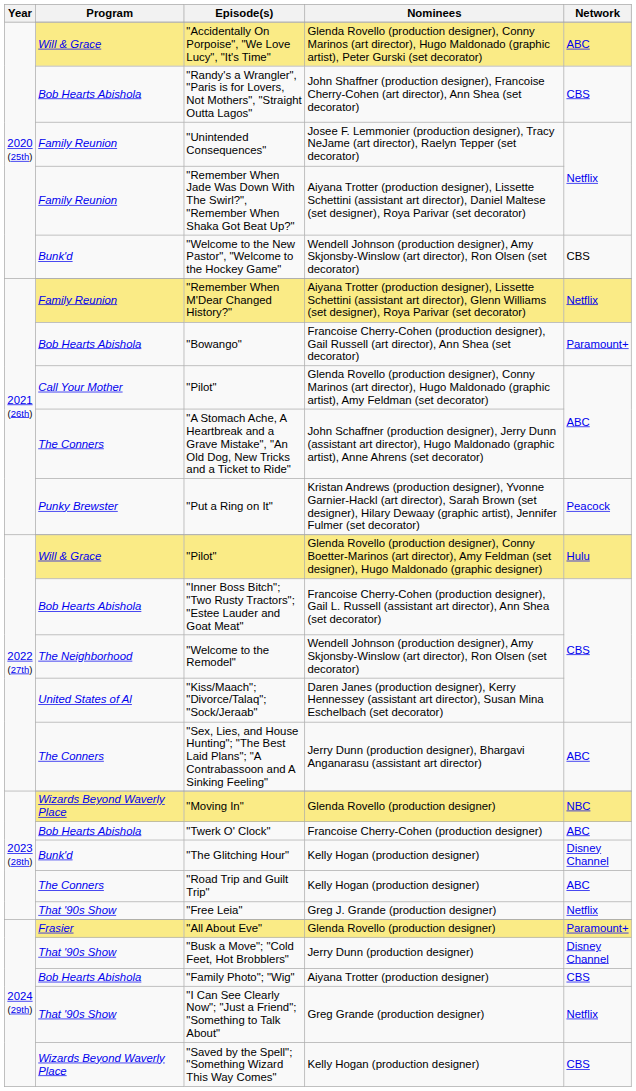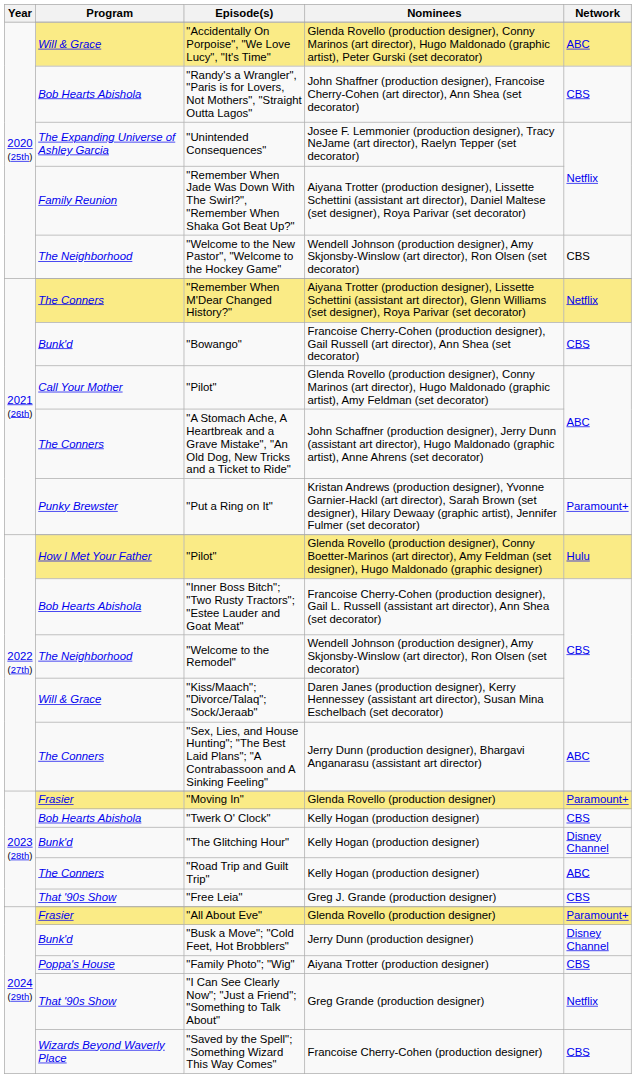(78, 144) Family Reunion -> (107, 144) The Expanding Universe of Ashley Garcia
(55, 256) Bunk'd -> (85, 256) The Neighborhood
(78, 300) Family Reunion -> (71, 300) The Conners
(90, 344) Bob Hearts Abishola -> (55, 344) Bunk'd
(598, 344) Paramount+ -> (578, 344) CBS
(588, 506) Peacock -> (598, 506) Paramount+
(70, 556) Will & Grace -> (95, 556) How I Met Your Father
(85, 700) United States of Al -> (70, 700) Will & Grace
(102, 806) Wizards Beyond Waverly Place -> (56, 800) Frasier
(578, 806) NBC -> (598, 800) Paramount+
(425, 830) Francoise Cherry-Cohen (production designer) -> (393, 818) Kelly Hogan (production designer)
(578, 830) ABC -> (578, 818) CBS
(582, 910) Netflix -> (578, 897) CBS
(77, 953) That '90s Show -> (55, 940) Bunk'd
(90, 977) Bob Hearts Abishola -> (77, 964) Poppa's House
(393, 1064) Kelly Hogan (production designer) -> (425, 1051) Francoise Cherry-Cohen (production designer)
